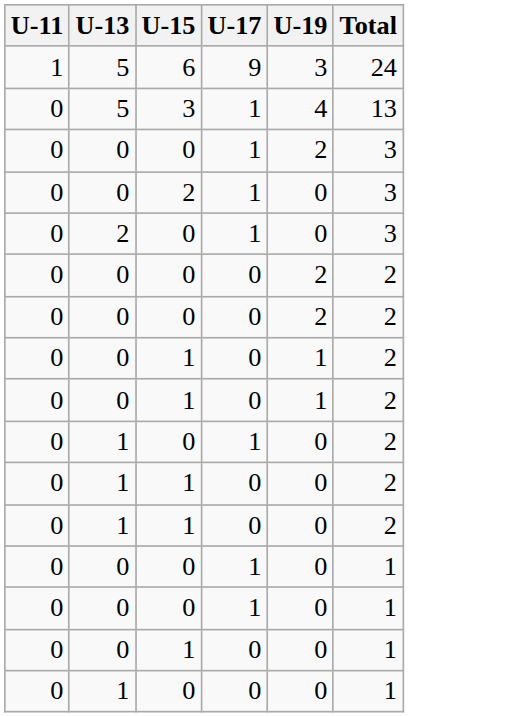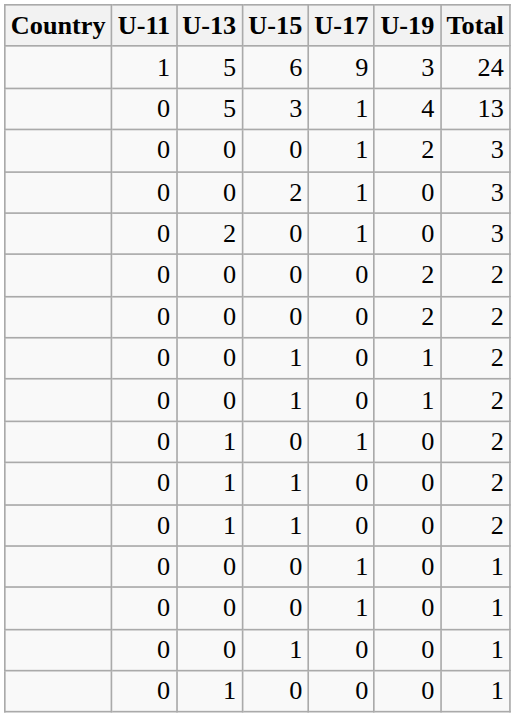+ column: (58, 25)
